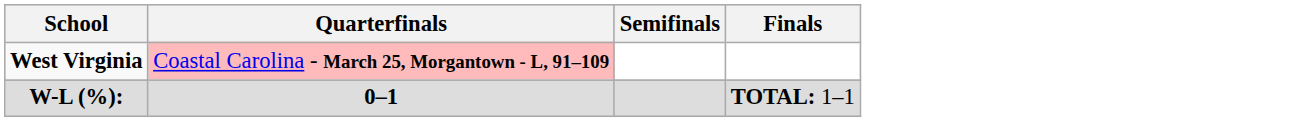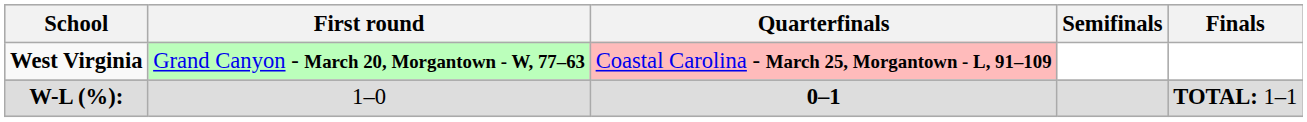+ column: (369, 23)
